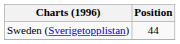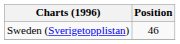(153, 30) 44 -> (153, 30) 46
